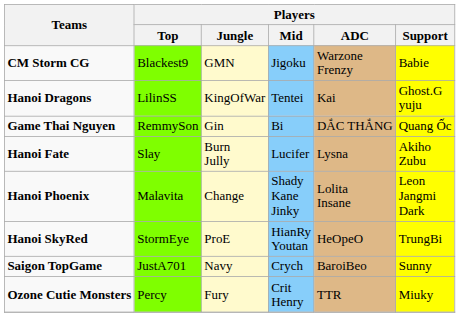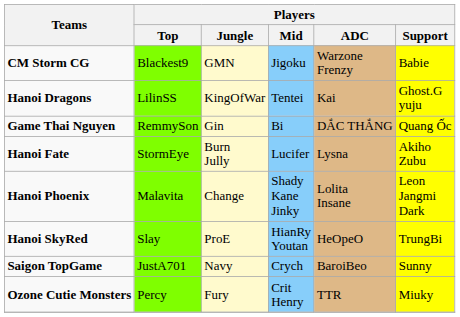(149, 153) Slay -> (163, 153) StormEye
(163, 238) StormEye -> (149, 238) Slay
